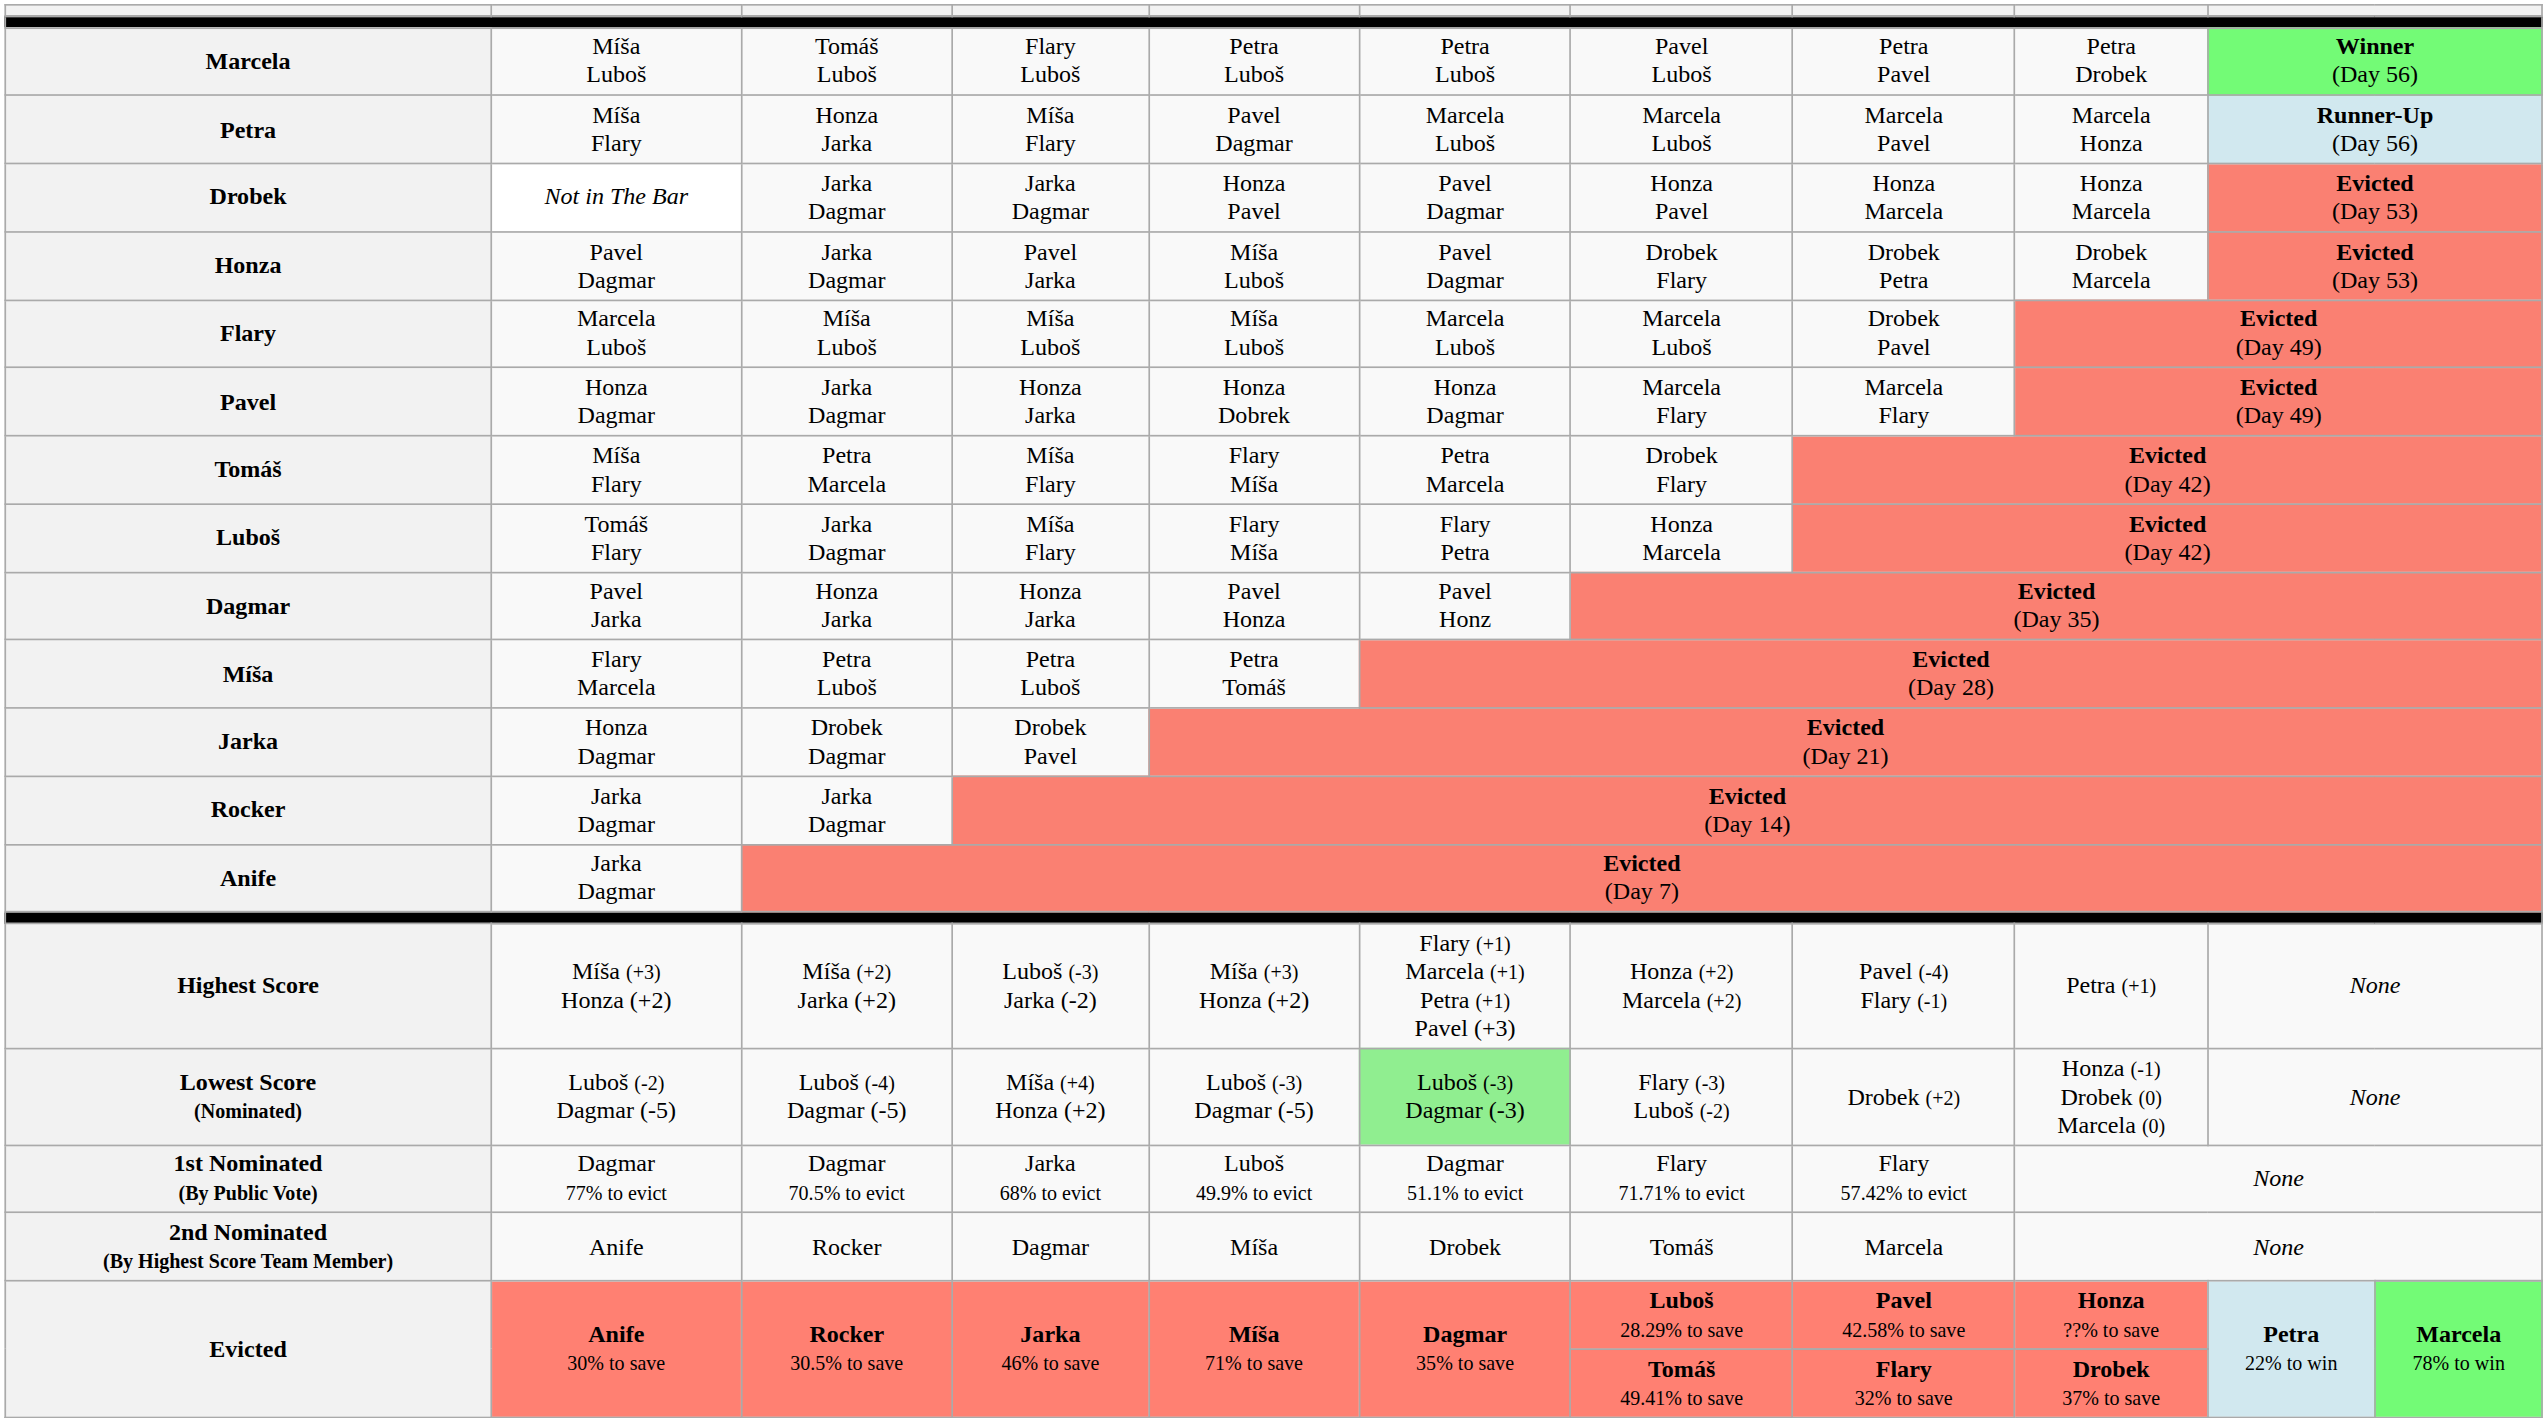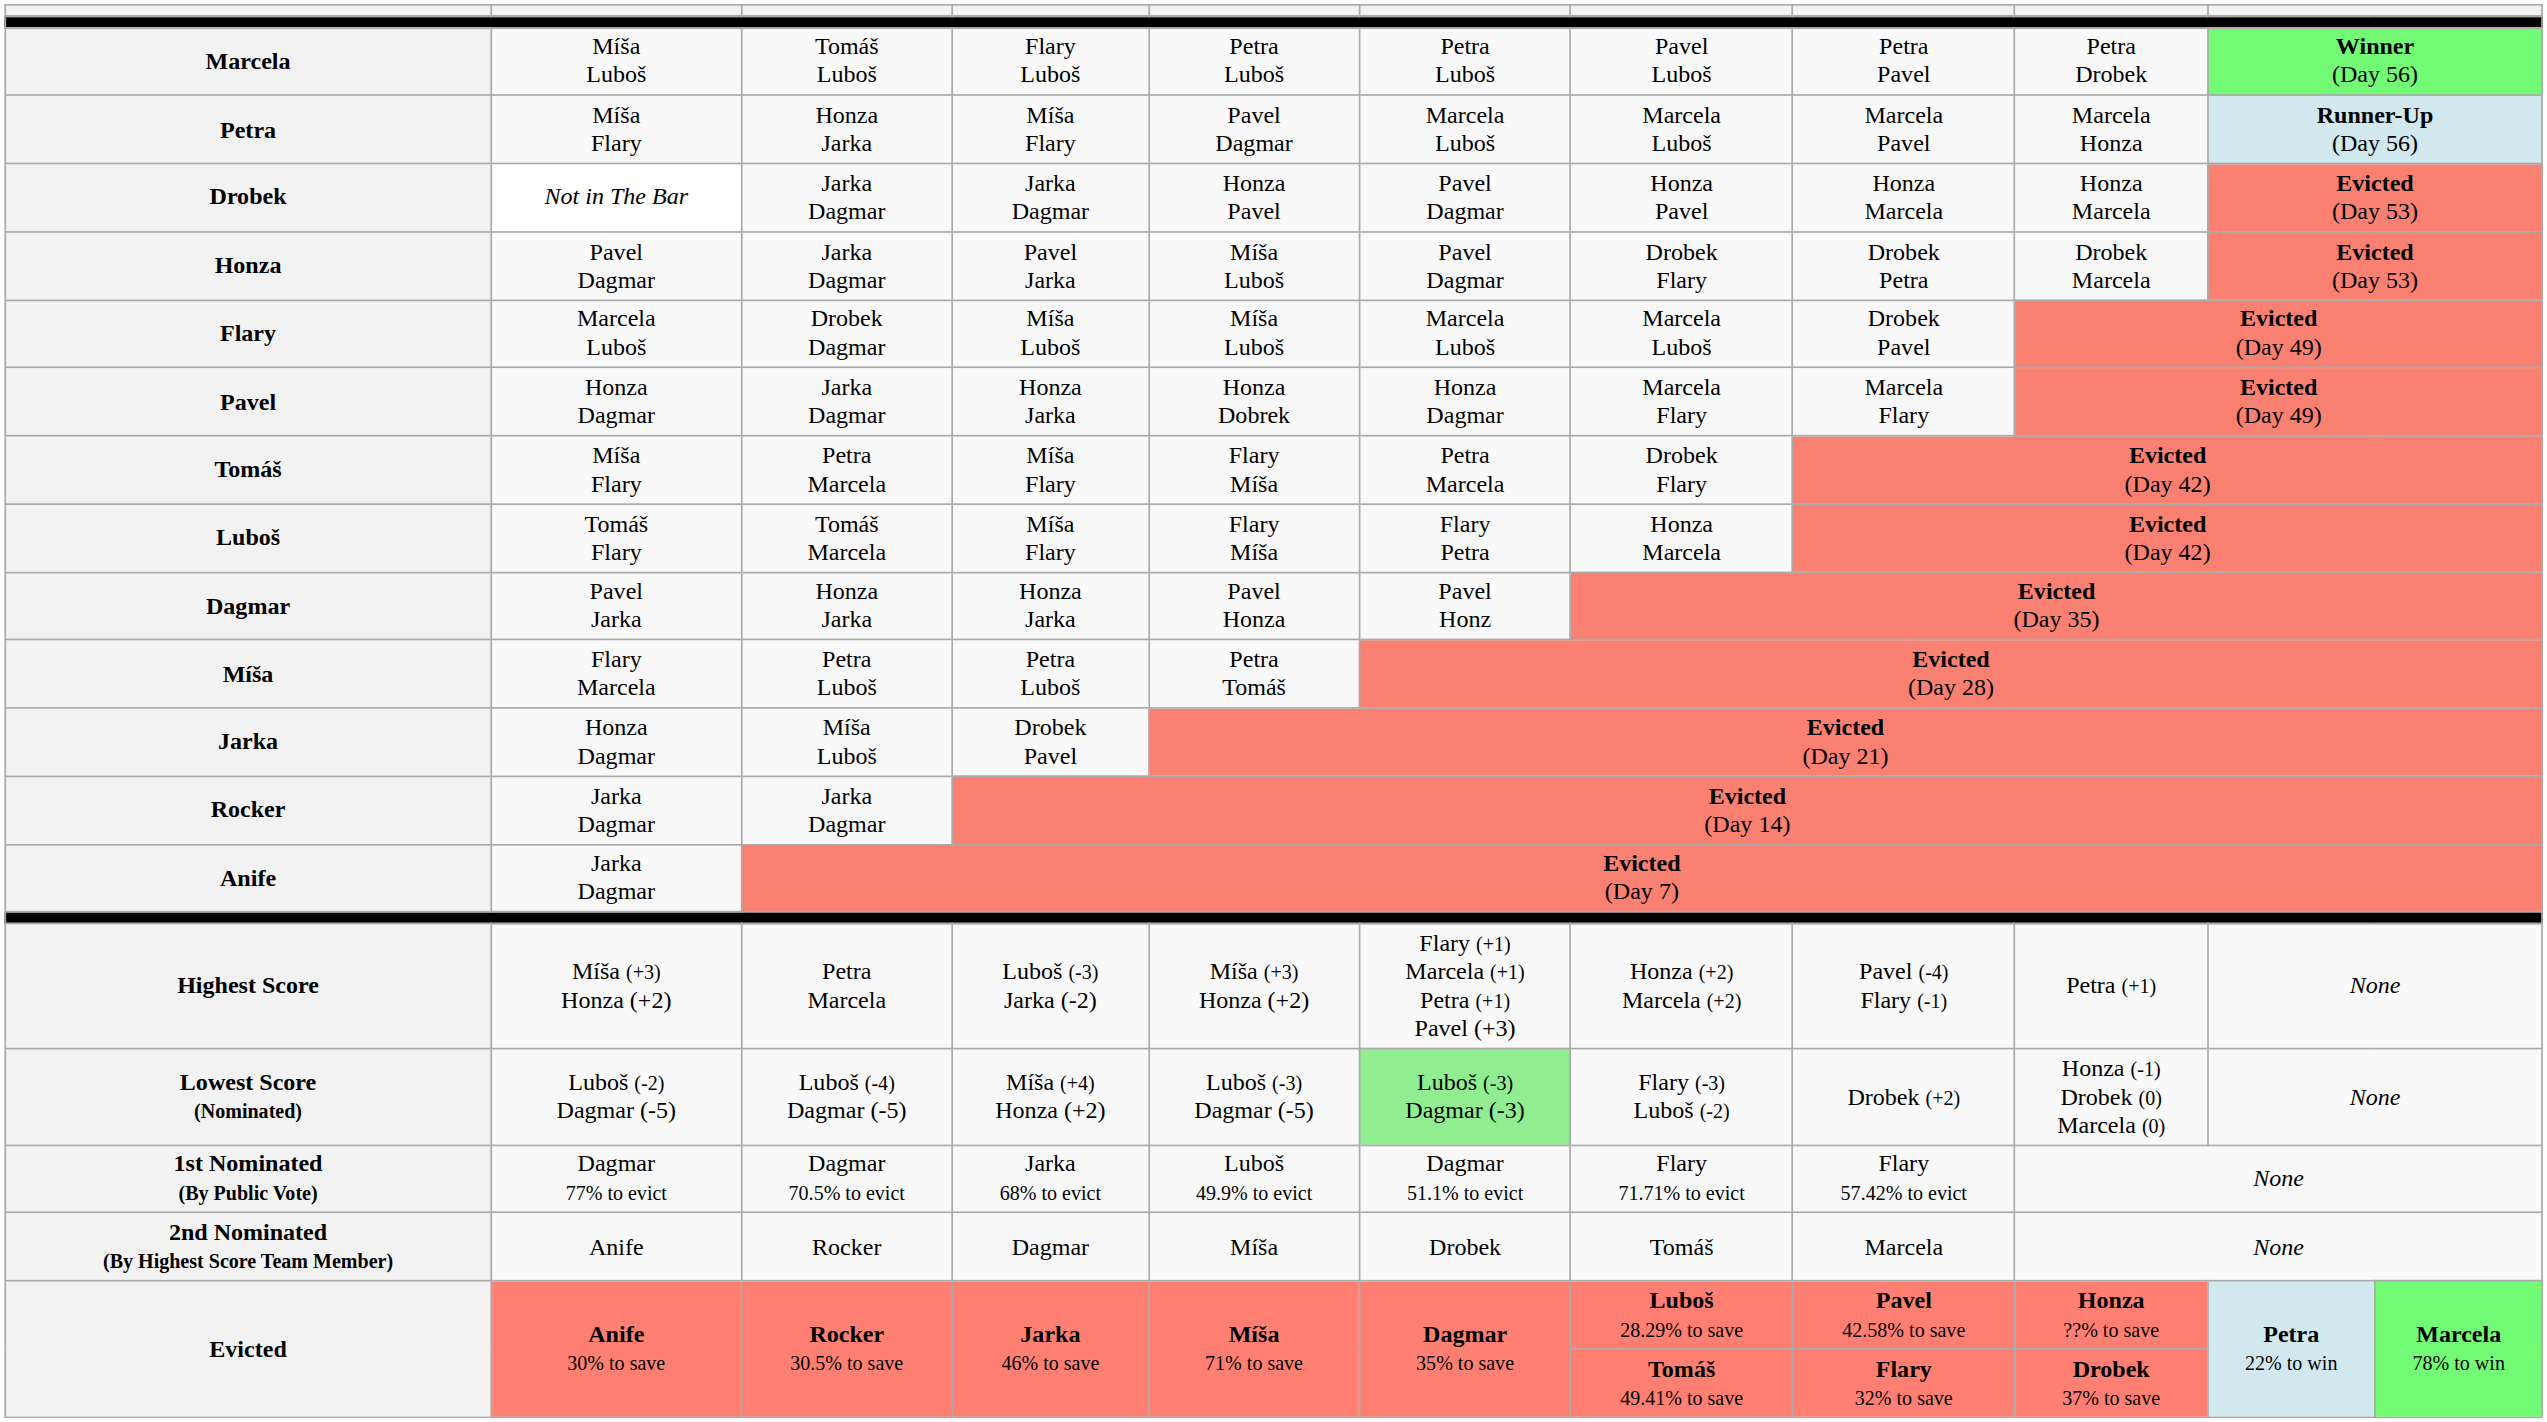(847, 333) Míša Luboš -> (847, 333) Drobek Dagmar
(847, 537) Jarka Dagmar -> (847, 537) Tomáš Marcela
(847, 741) Drobek Dagmar -> (847, 741) Míša Luboš
(847, 985) Míša (+2) Jarka (+2) -> (847, 985) Petra Marcela
